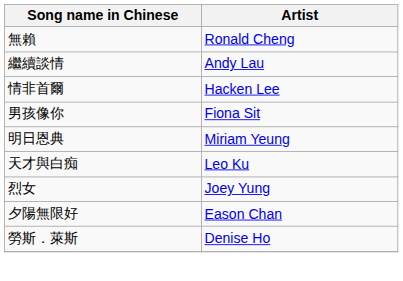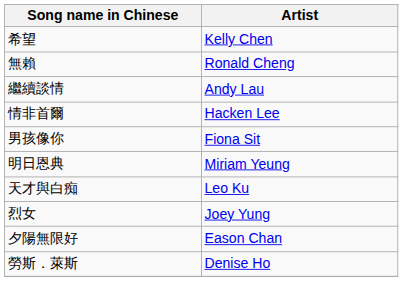+ row: (22, 38)
